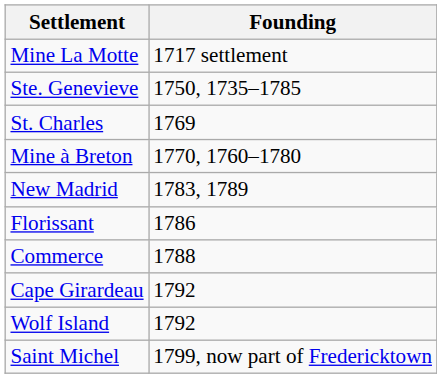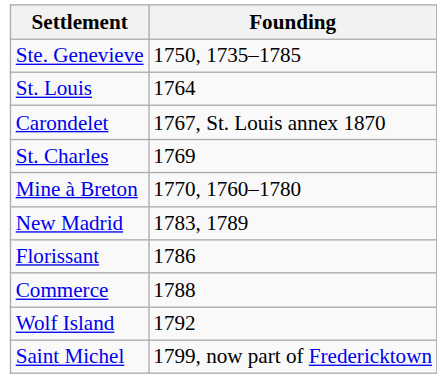- row: (74, 55)
+ row: (54, 88)
+ row: (62, 122)
- row: (77, 289)
